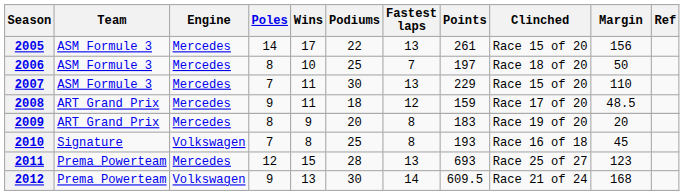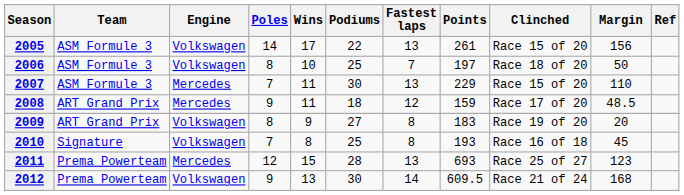(202, 47) Mercedes -> (209, 47) Volkswagen
(202, 66) Mercedes -> (209, 66) Volkswagen
(202, 123) Mercedes -> (209, 123) Volkswagen
(355, 123) 20 -> (355, 123) 27
